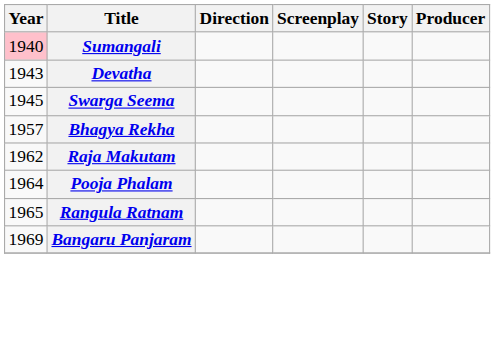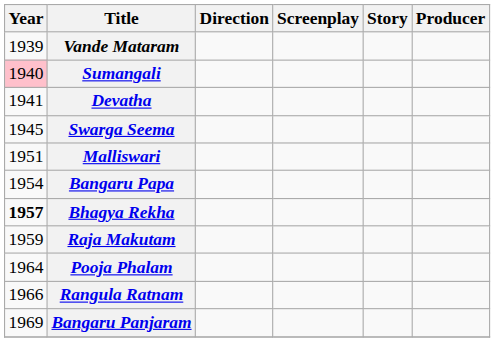+ row: (121, 45)
(26, 73) 1943 -> (26, 101) 1941
+ row: (122, 156)
+ row: (121, 184)
(26, 128) normal -> (26, 211) bold
(26, 156) 1962 -> (26, 239) 1959
(26, 211) 1965 -> (26, 294) 1966
